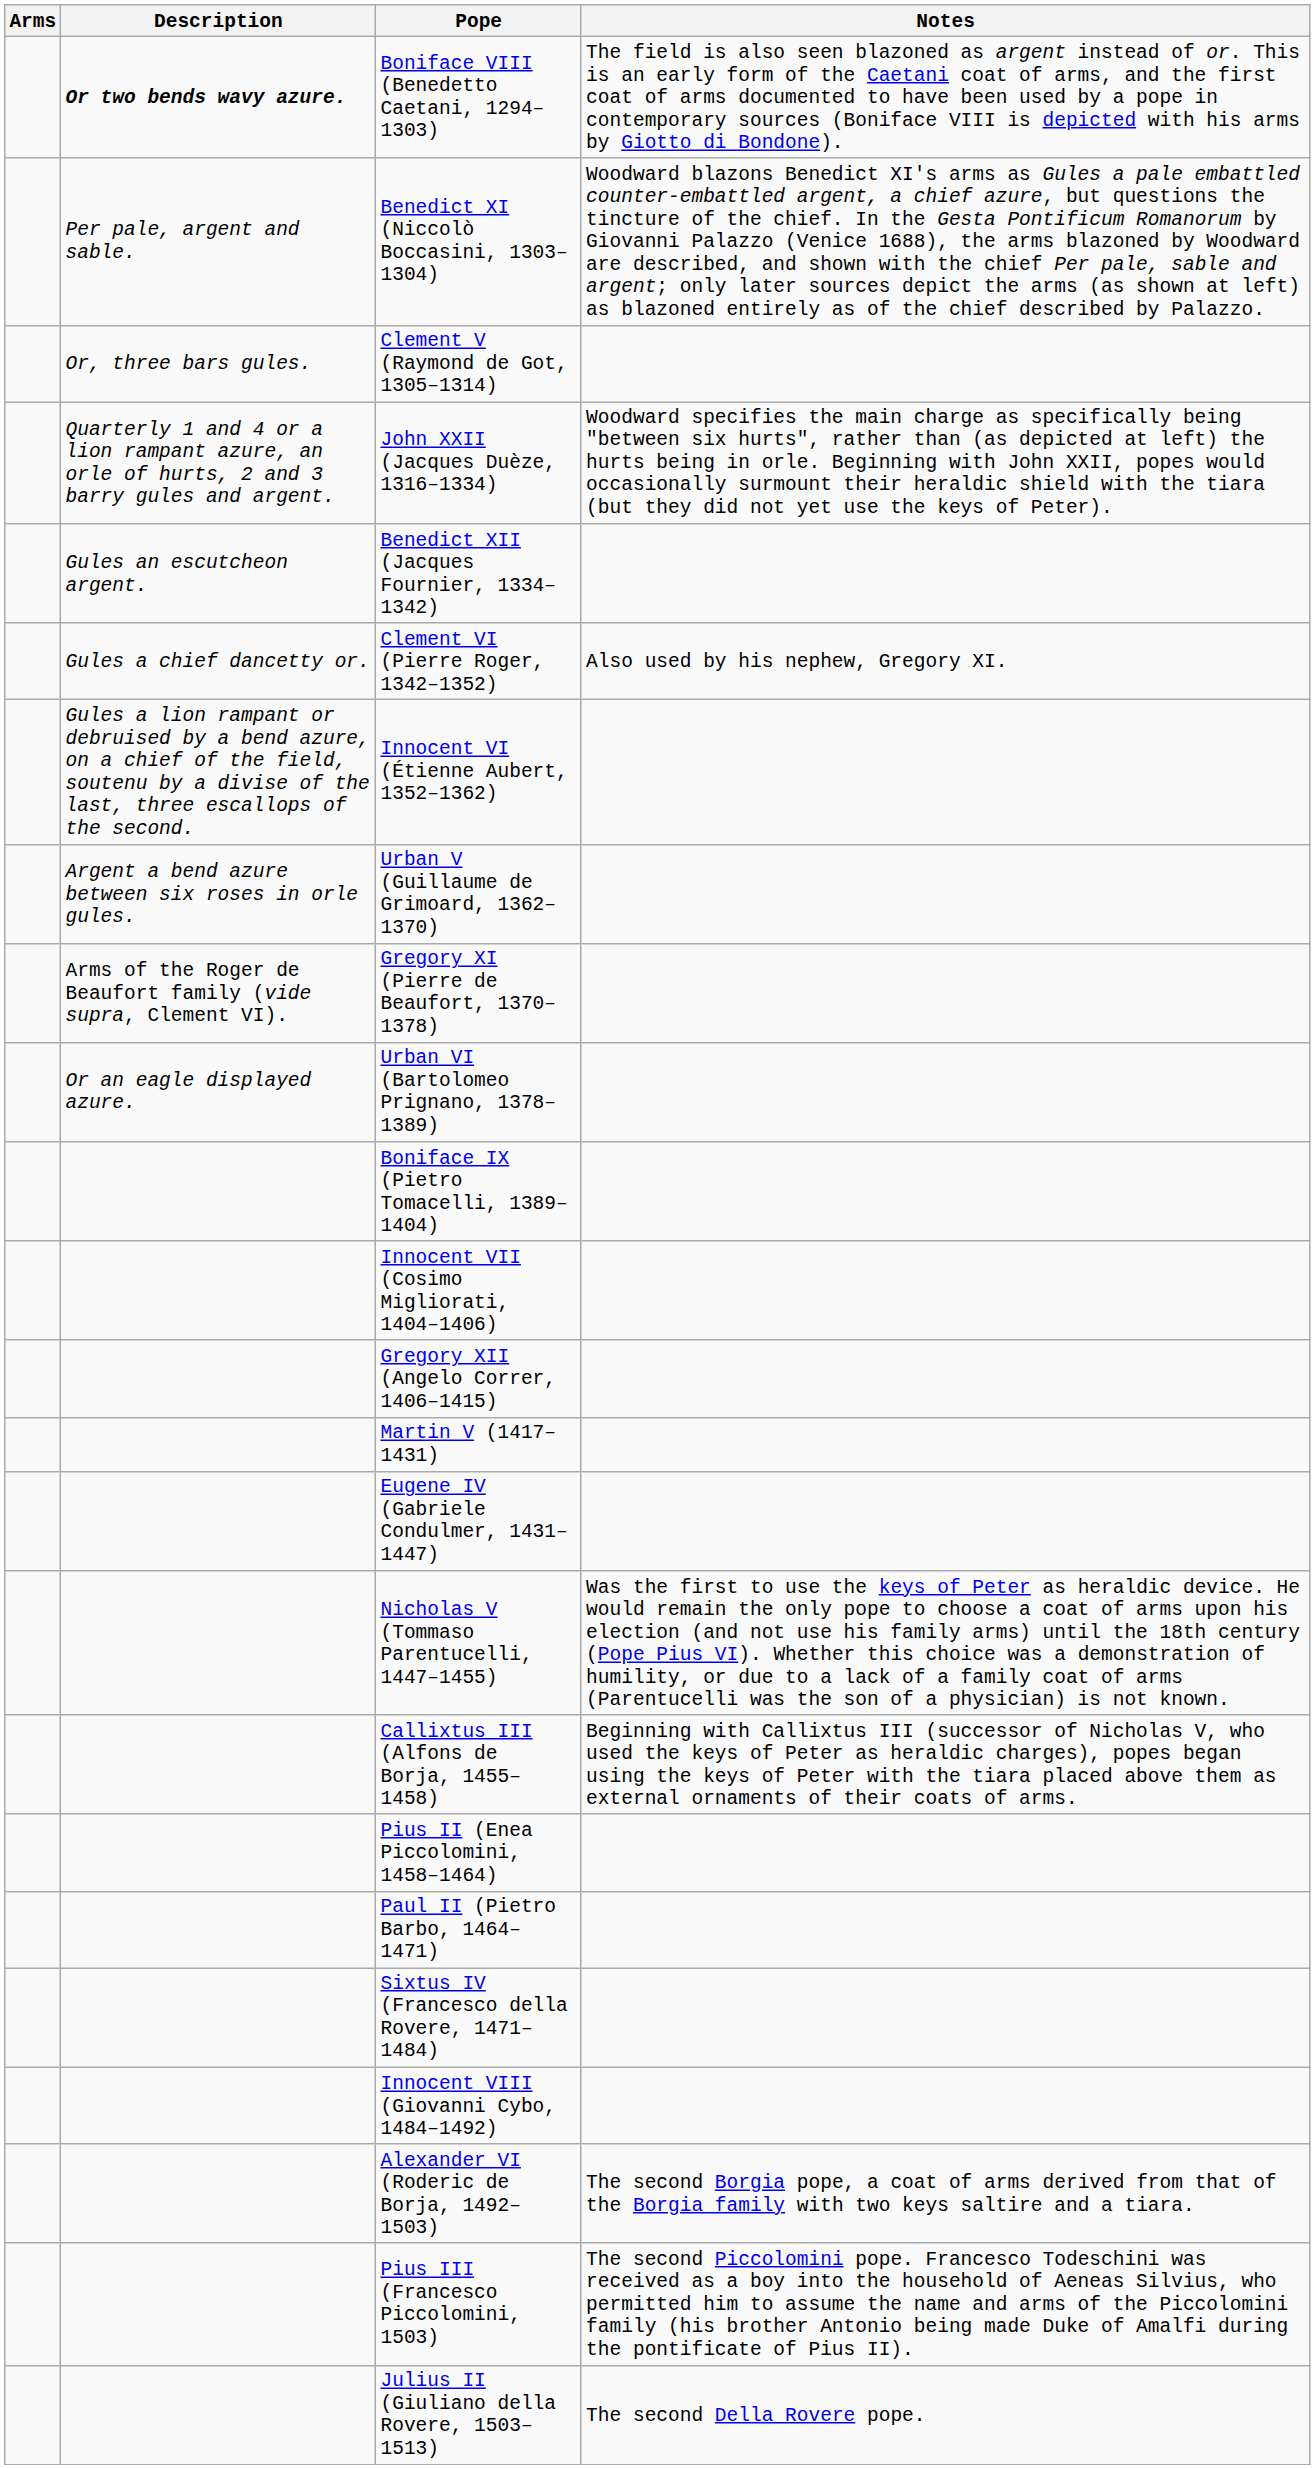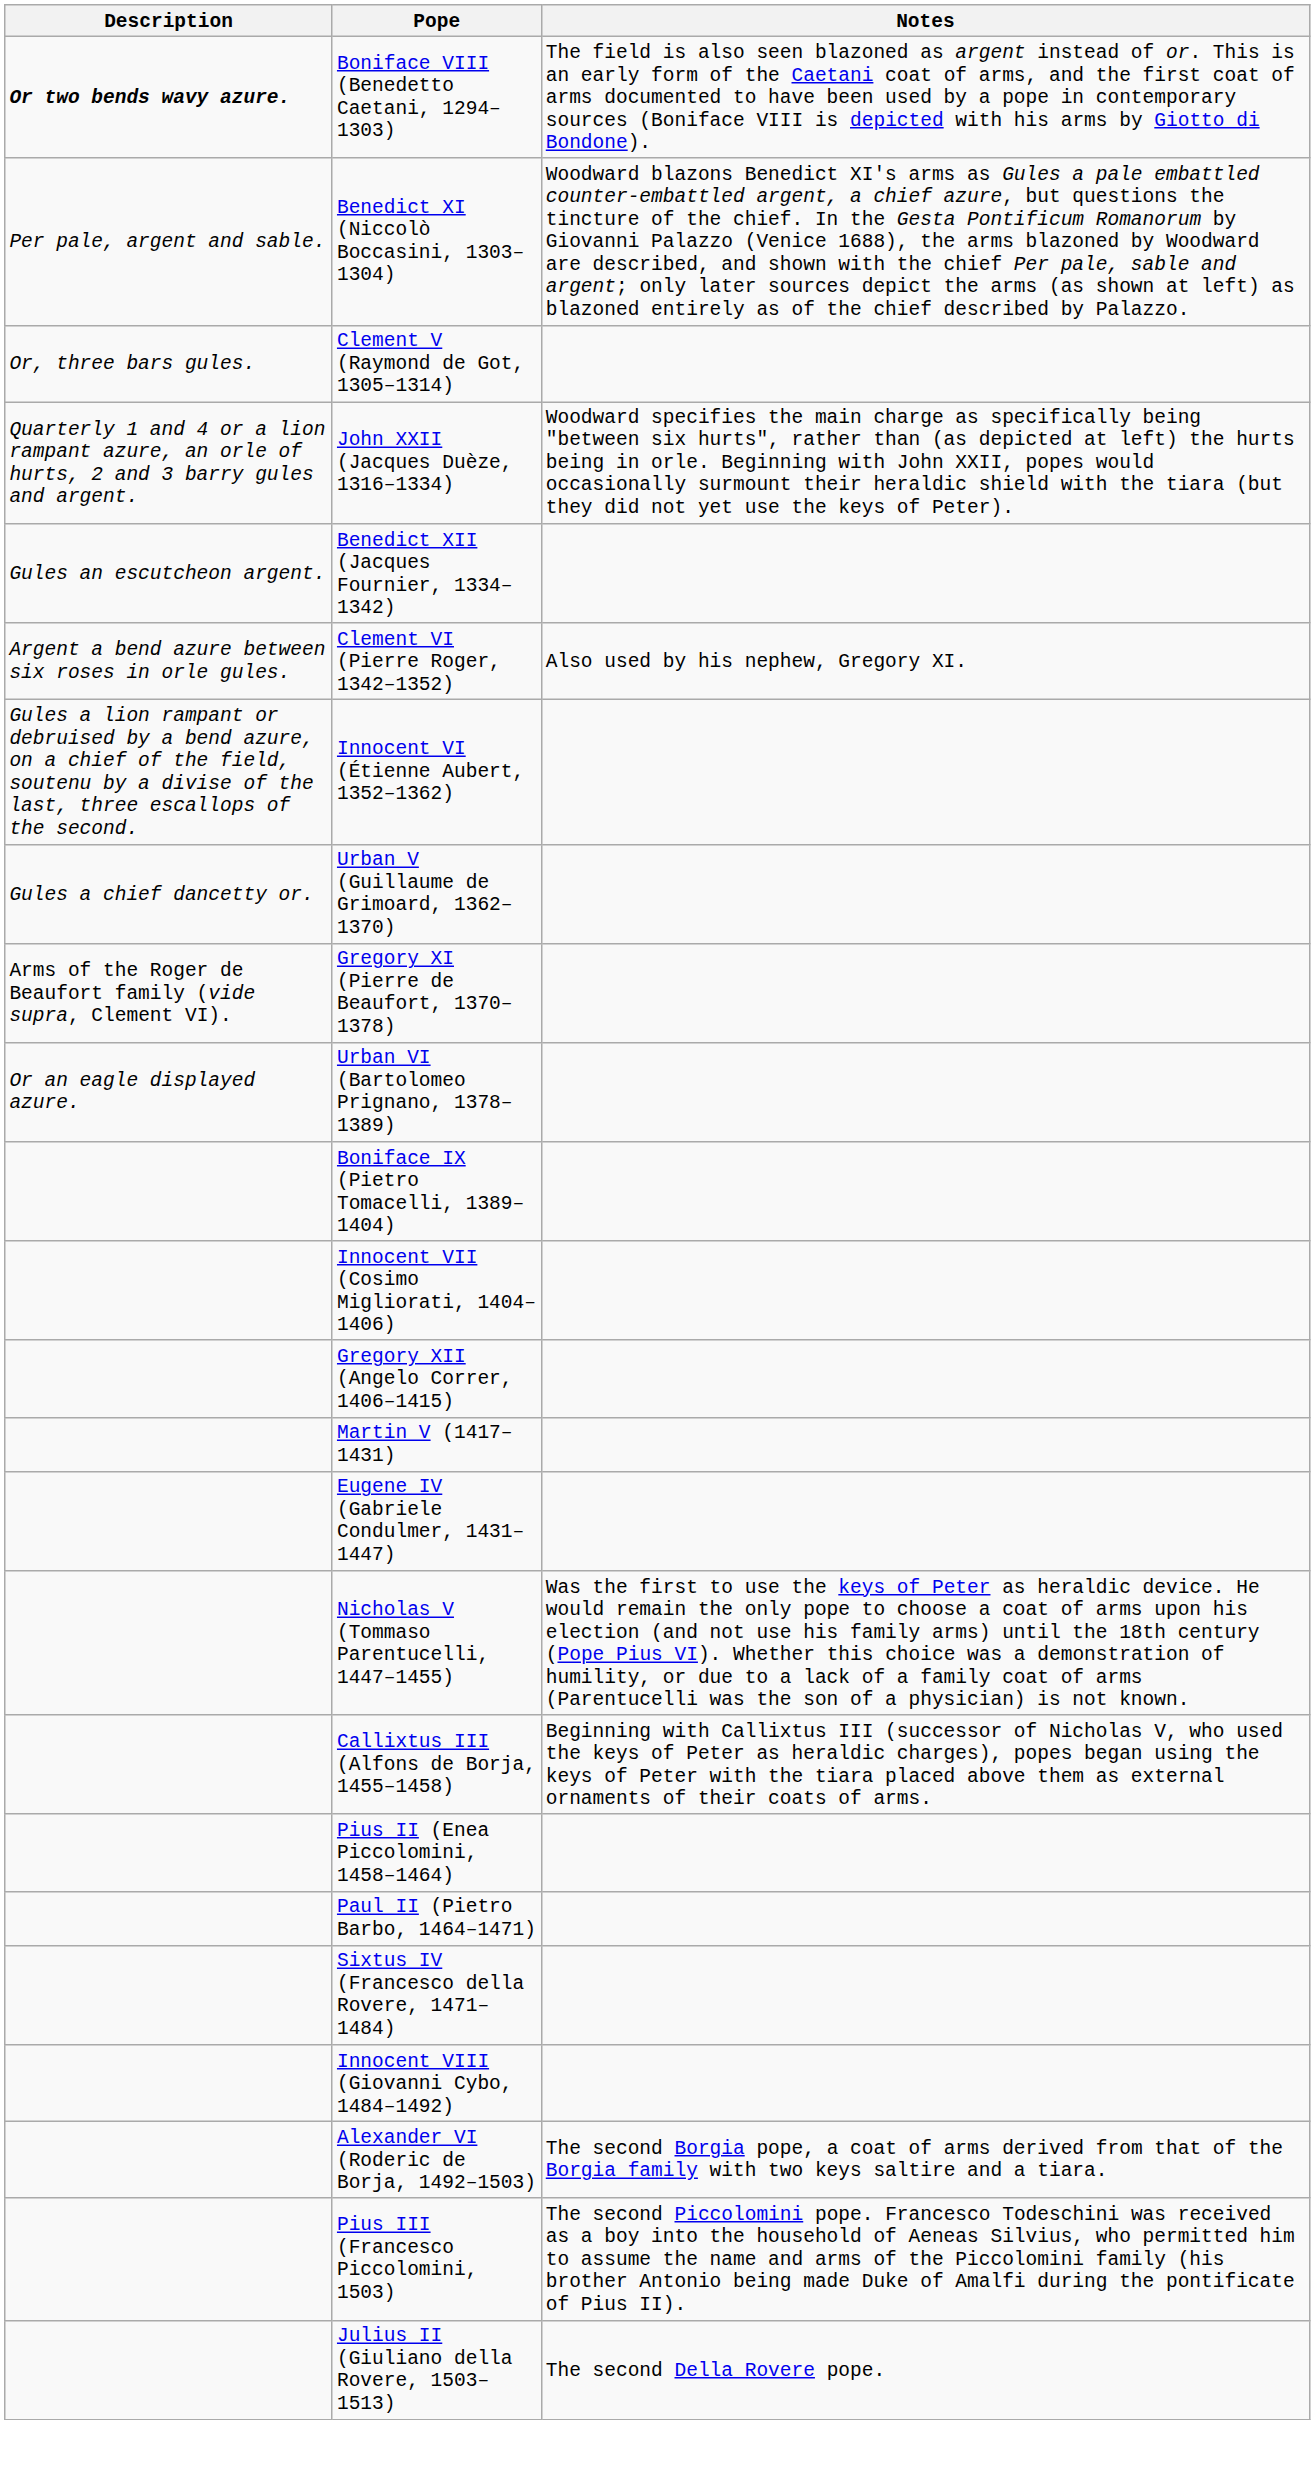- column: (33, 21)
(218, 661) Gules a chief dancetty or. -> (167, 661) Argent a bend azure between six roses in orle gules.
(212, 894) Argent a bend azure between six roses in orle gules. -> (162, 894) Gules a chief dancetty or.
